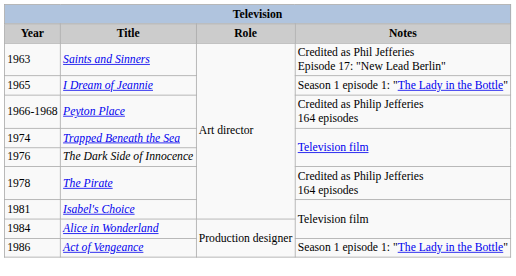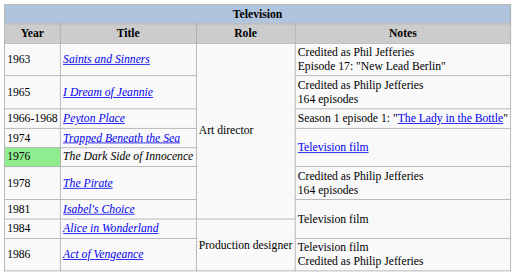(403, 85) Season 1 episode 1: "The Lady in the Bottle" -> (361, 92) Credited as Philip Jefferies 164 episodes
(361, 112) Credited as Philip Jefferies 164 episodes -> (403, 118) Season 1 episode 1: "The Lady in the Bottle"
(19, 157) no background -> (19, 157) lightgreen background
(403, 248) Season 1 episode 1: "The Lady in the Bottle" -> (361, 255) Television film Credited as Philip Jefferies
